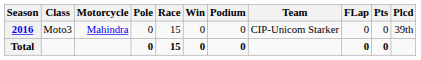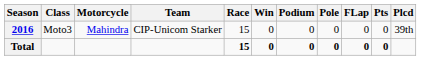columns swapped: (295, 13) <-> (143, 13)
